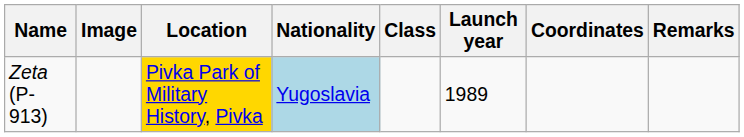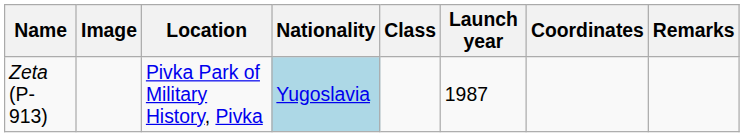(204, 94) gold background -> (204, 94) no background
(466, 94) 1989 -> (466, 94) 1987
